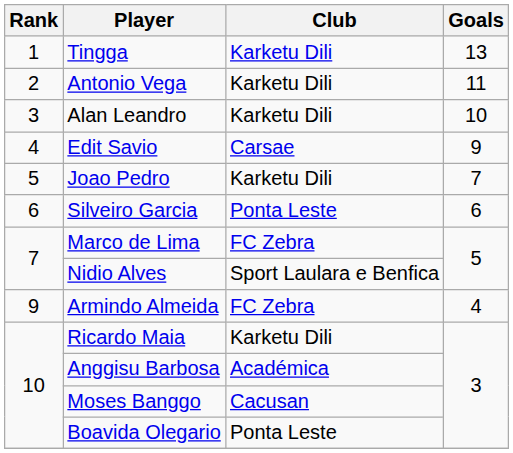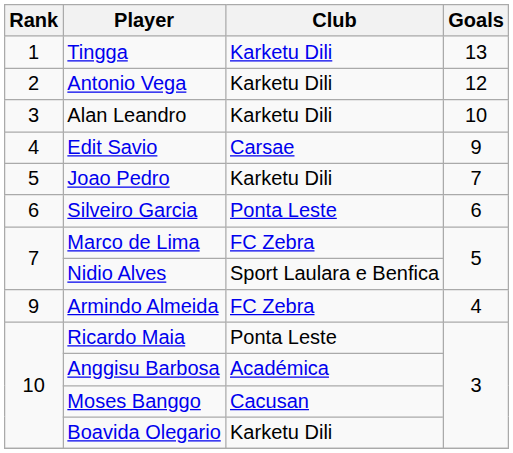(476, 83) 11 -> (476, 83) 12
(281, 337) Karketu Dili -> (283, 337) Ponta Leste
(283, 432) Ponta Leste -> (281, 432) Karketu Dili
